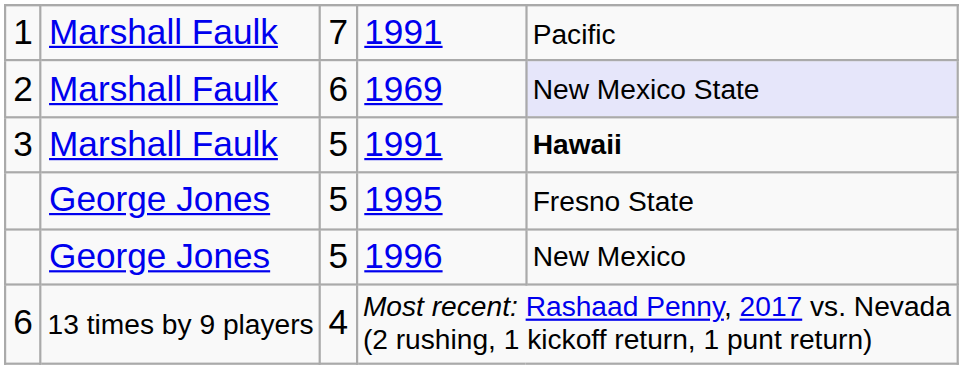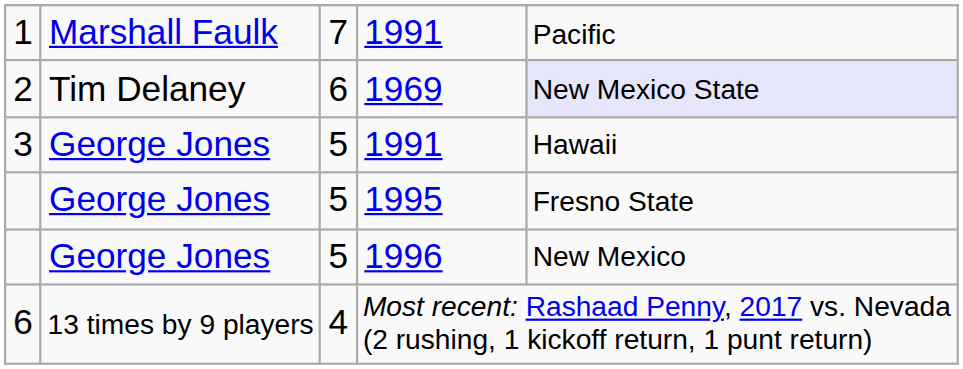(163, 88) Marshall Faulk -> (147, 88) Tim Delaney
(163, 144) Marshall Faulk -> (160, 144) George Jones
(577, 145) bold -> (575, 145) normal
